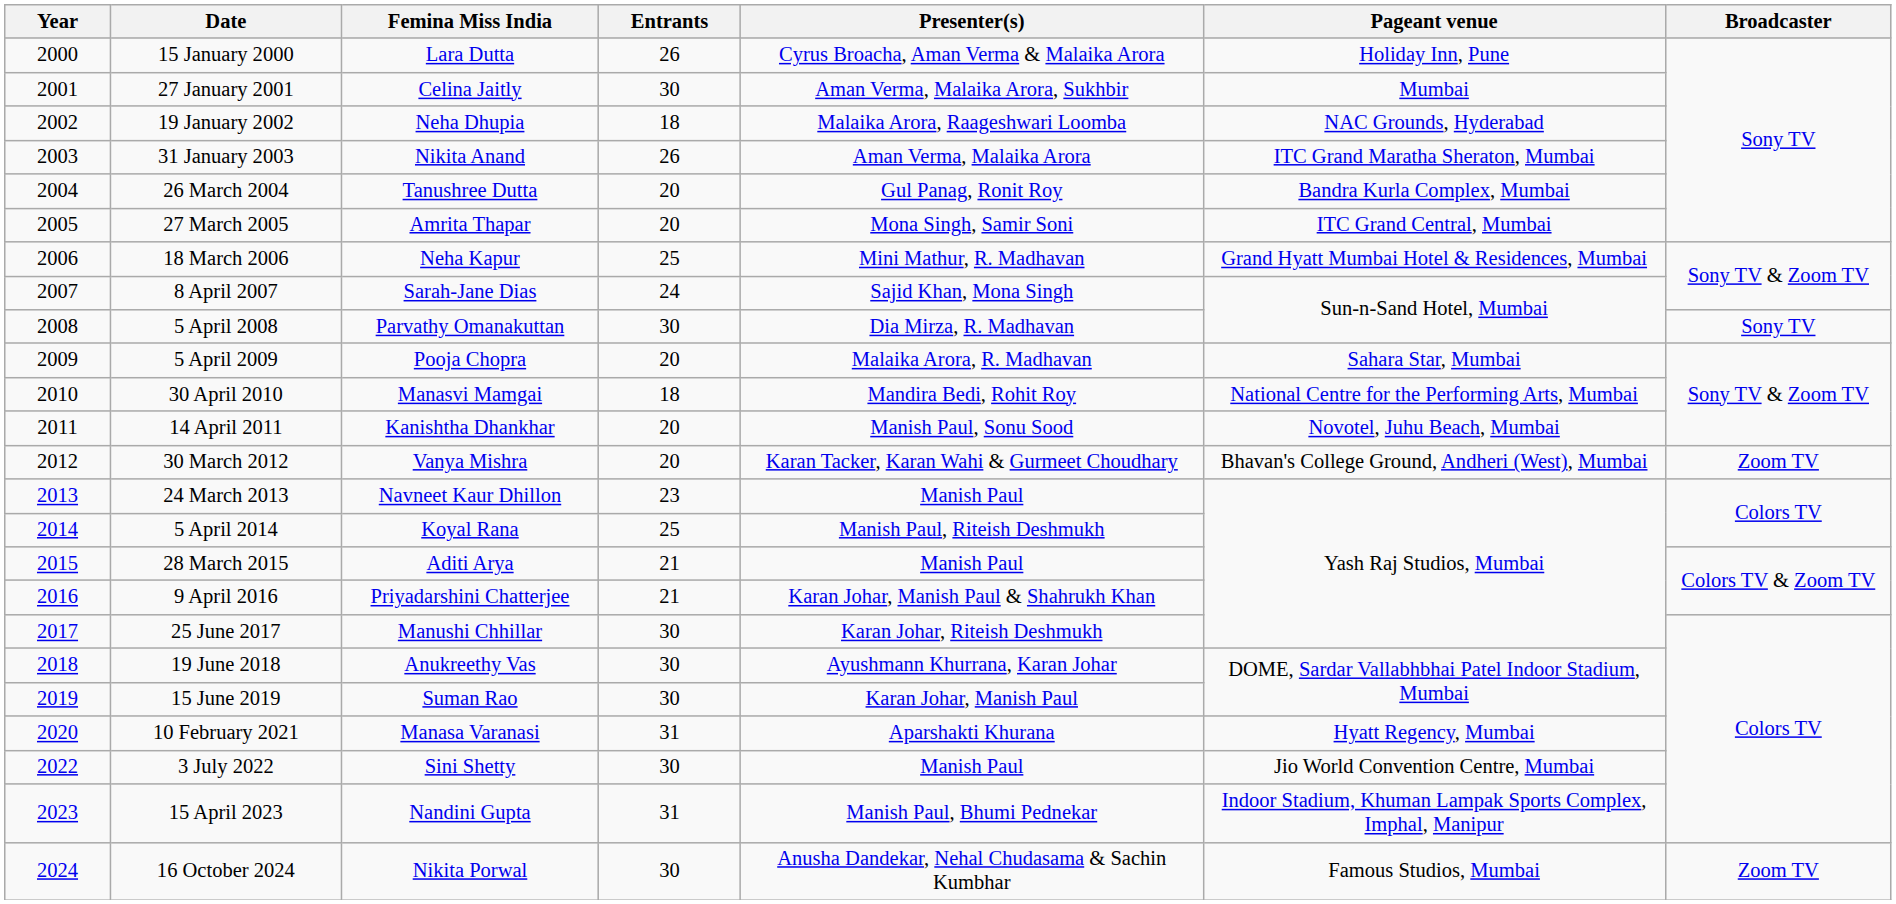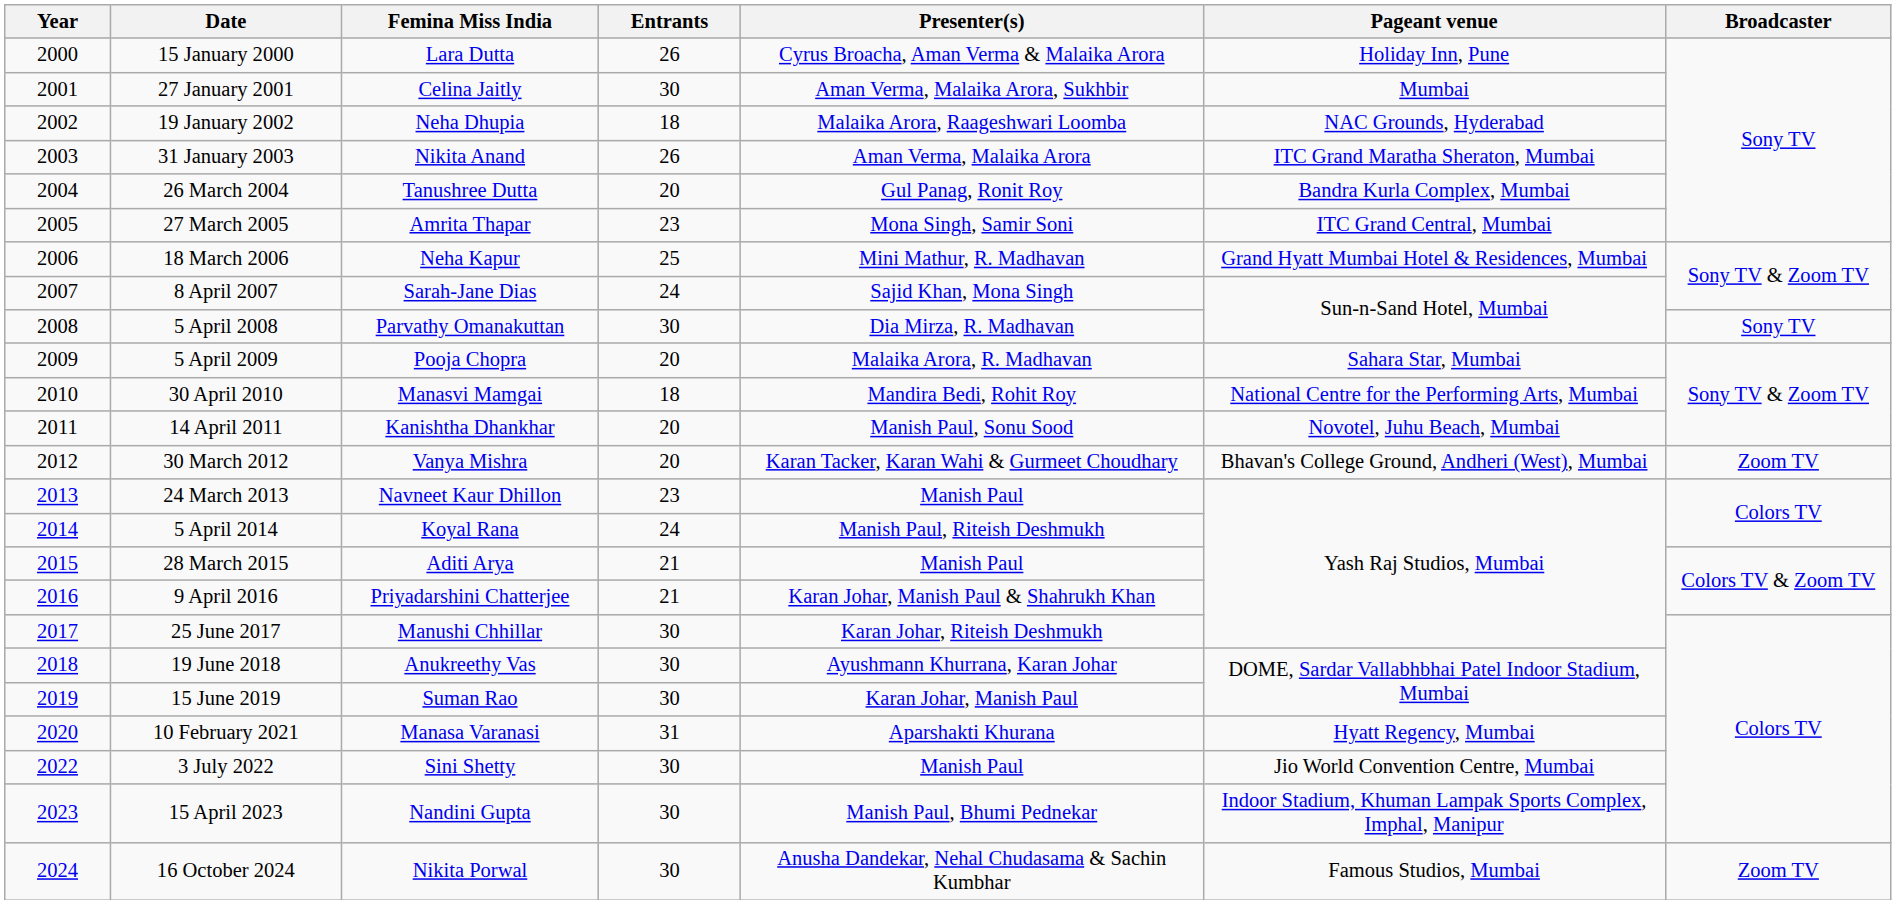(670, 224) 20 -> (670, 224) 23
(670, 529) 25 -> (670, 529) 24
(670, 812) 31 -> (670, 812) 30
